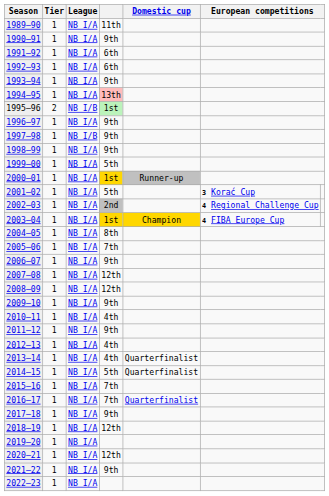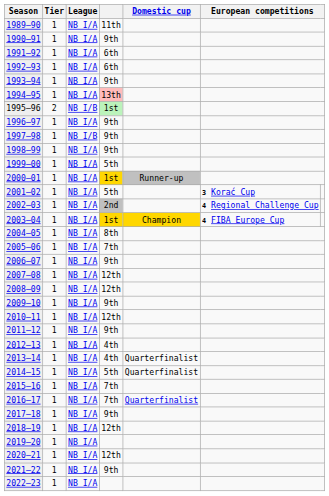(111, 317) 4th -> (111, 317) 12th
